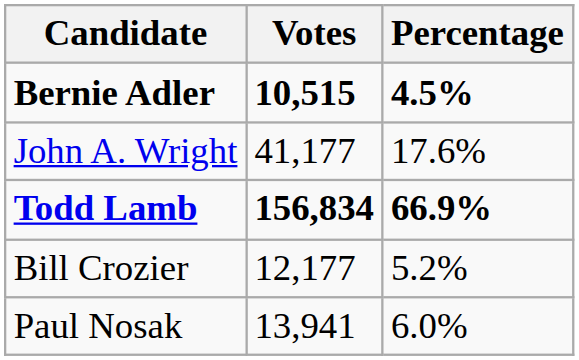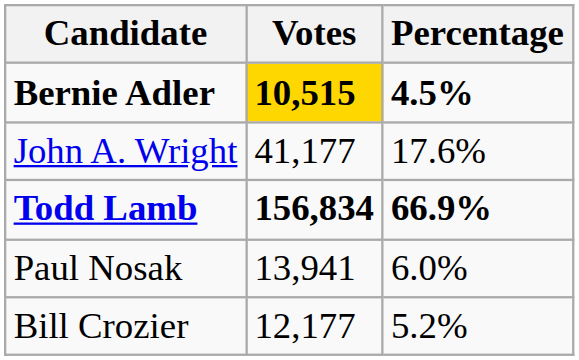(305, 92) no background -> (305, 92) gold background
rows swapped: (98, 325) <-> (101, 267)
